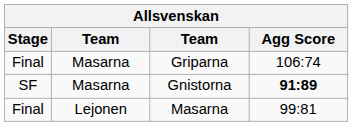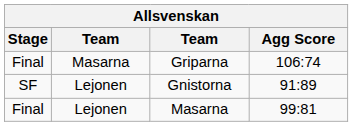(101, 86) Masarna -> (101, 86) Lejonen
(298, 86) bold -> (298, 86) normal
